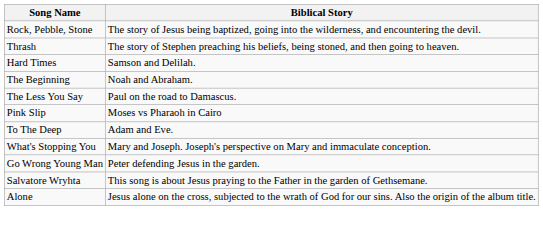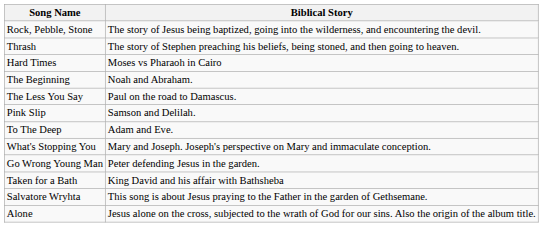(152, 63) Samson and Delilah. -> (165, 63) Moses vs Pharaoh in Cairo
(165, 113) Moses vs Pharaoh in Cairo -> (152, 113) Samson and Delilah.
+ row: (42, 180)
